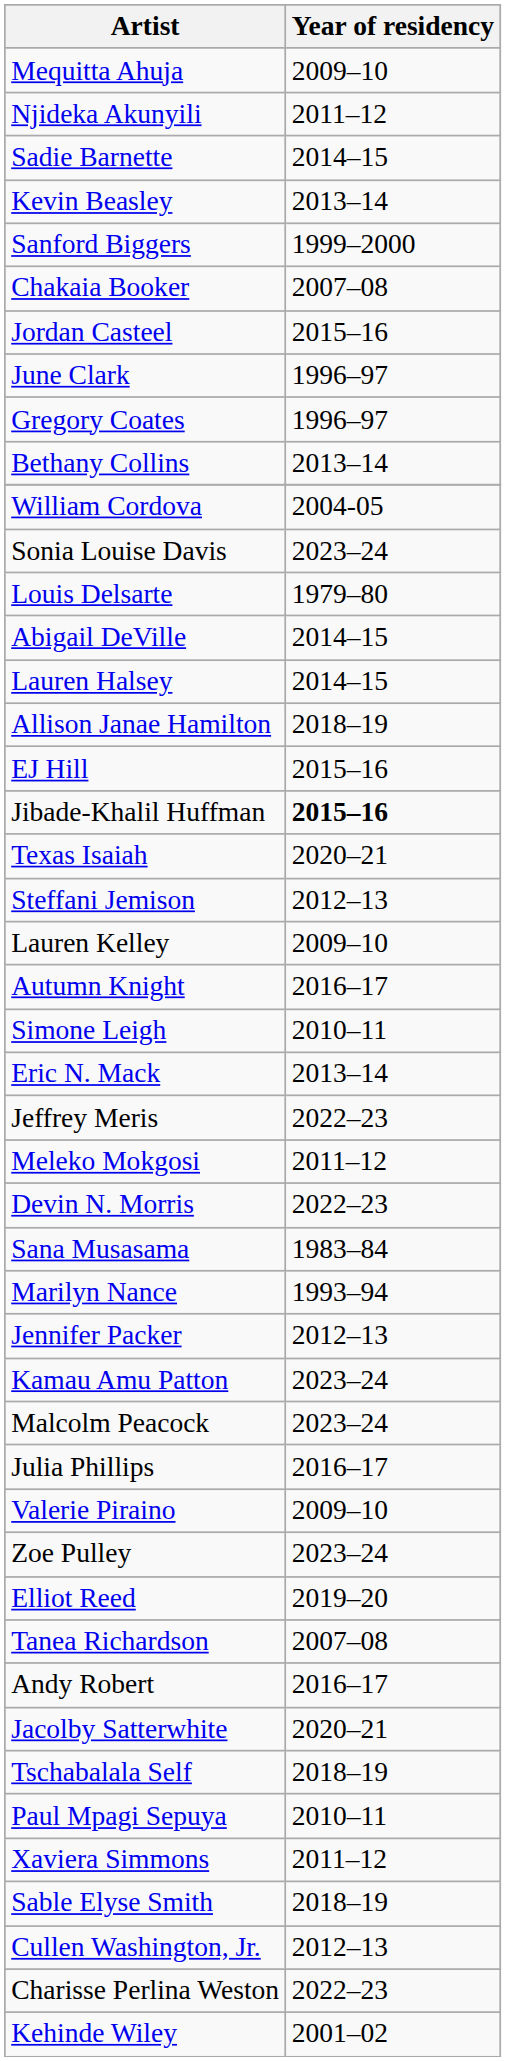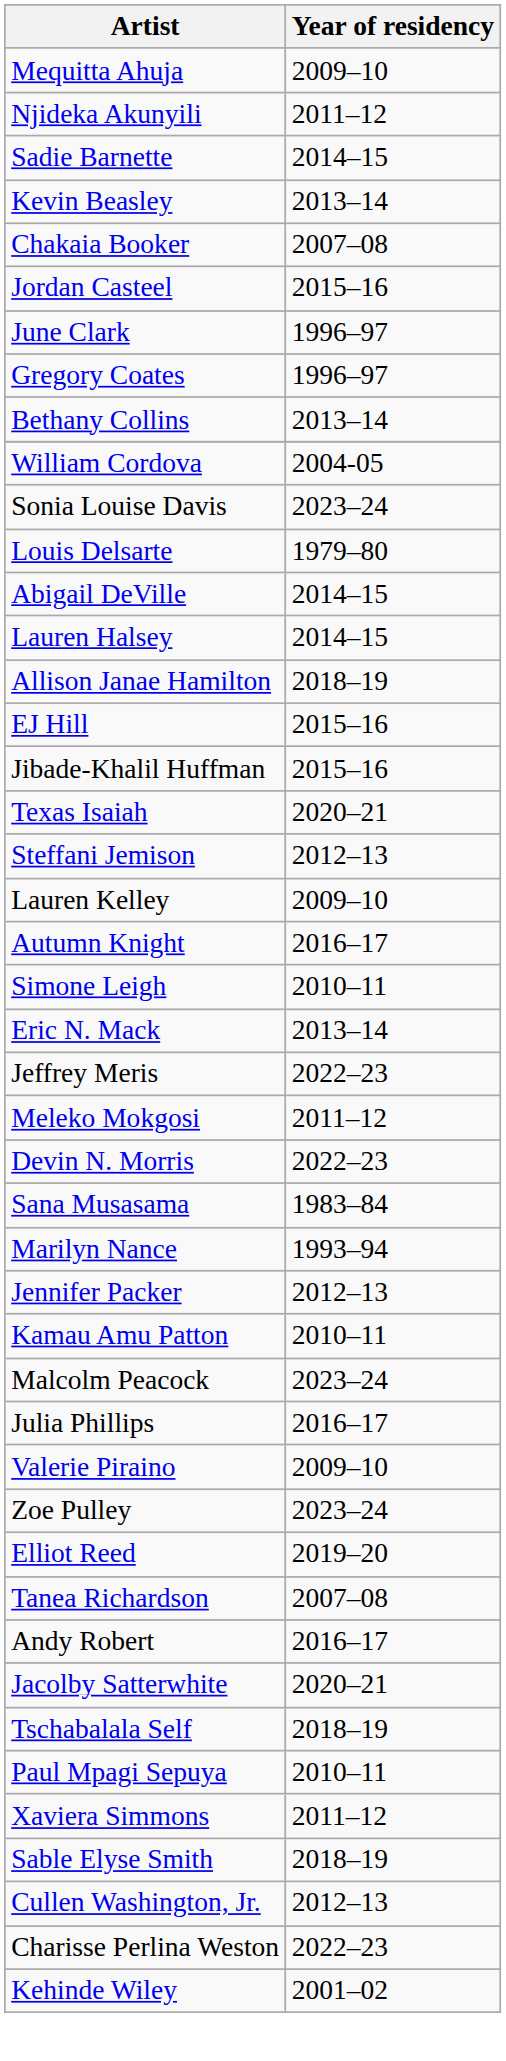- row: (101, 244)
(340, 811) bold -> (340, 768) normal
(340, 1379) 2023–24 -> (339, 1335) 2010–11
